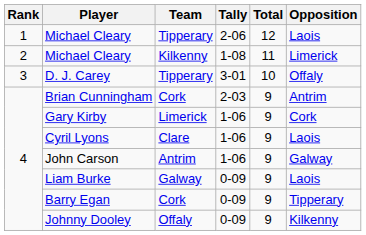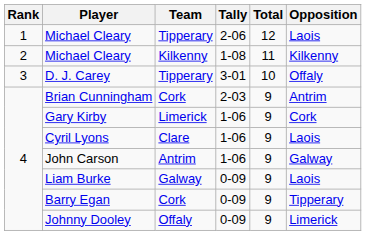(313, 55) Limerick -> (314, 55) Kilkenny
(314, 220) Kilkenny -> (313, 220) Limerick
